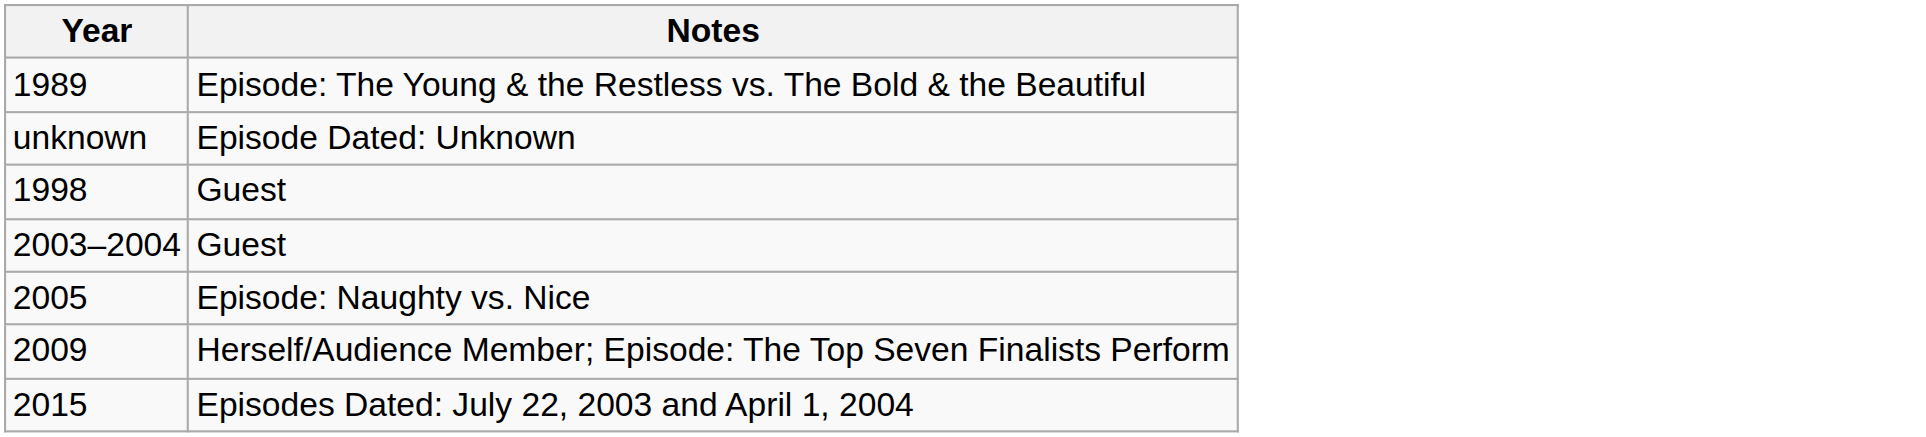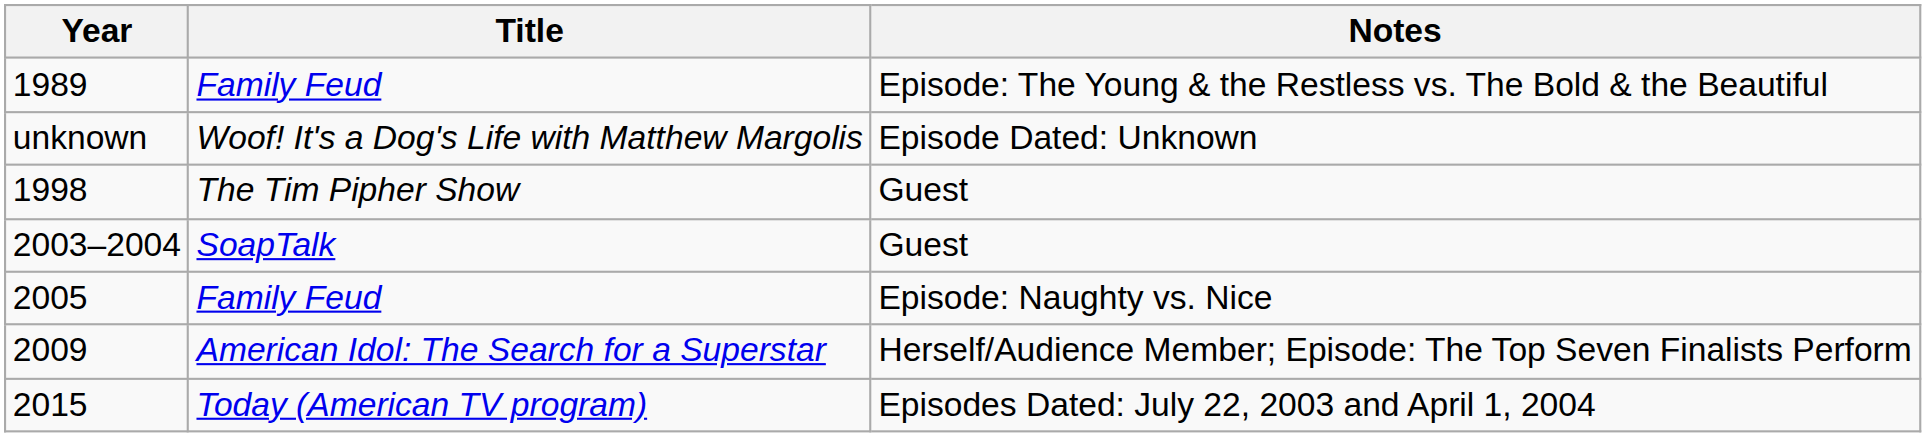+ column: (530, 31)
